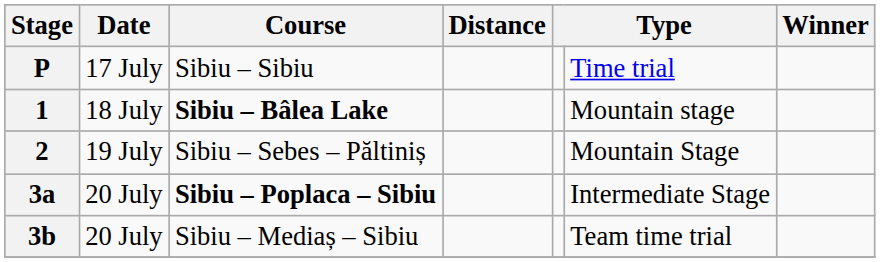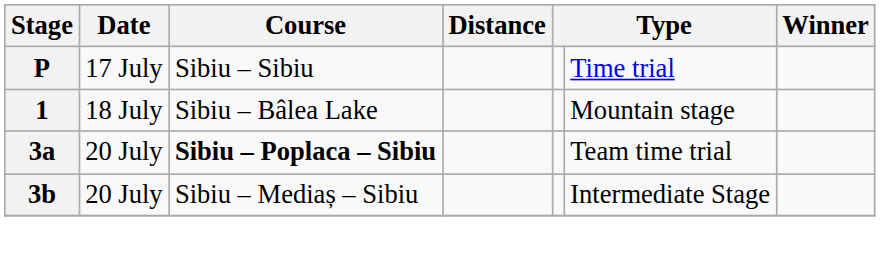(282, 109) bold -> (276, 109) normal
- row: (42, 151)
(670, 194) Intermediate Stage -> (651, 151) Team time trial
(651, 236) Team time trial -> (670, 194) Intermediate Stage
